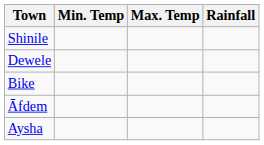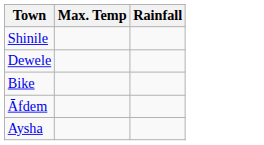- column: (91, 15)
